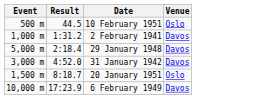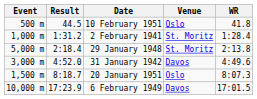+ column: (234, 11)
(177, 37) Davos -> (189, 37) St. Moritz
(177, 50) Davos -> (189, 50) St. Moritz
